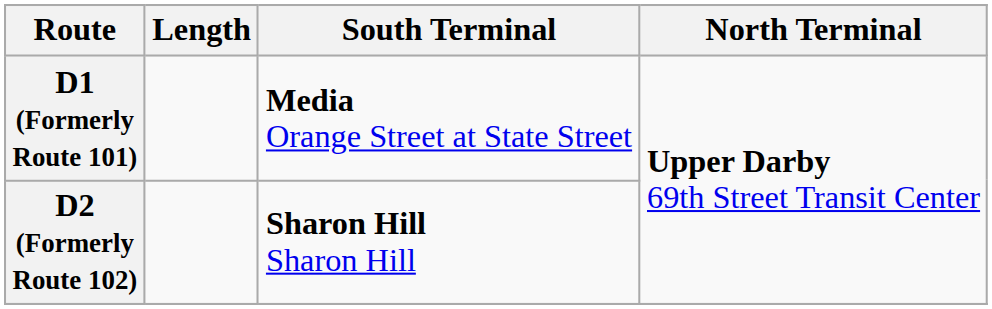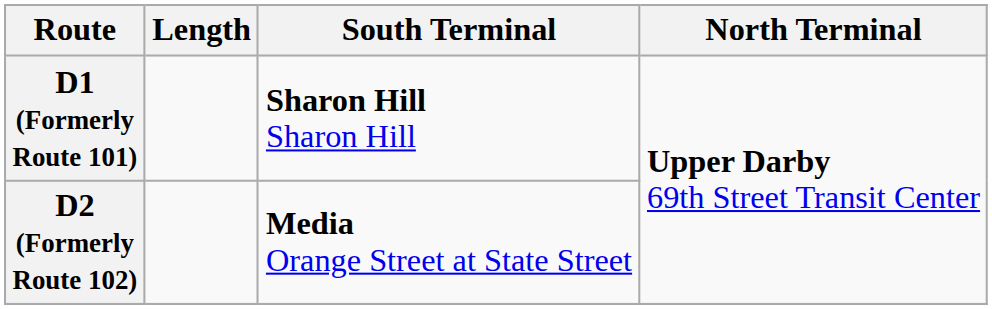(449, 117) Media Orange Street at State Street -> (346, 117) Sharon Hill Sharon Hill
(346, 241) Sharon Hill Sharon Hill -> (449, 241) Media Orange Street at State Street
